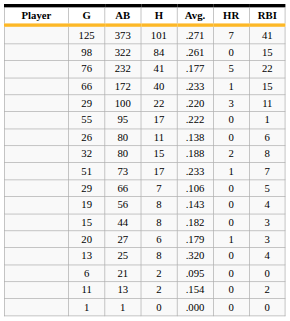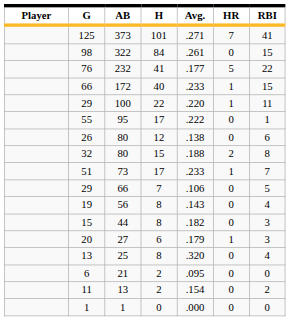(231, 103) 3 -> (231, 103) 1
(159, 137) 11 -> (159, 137) 12
